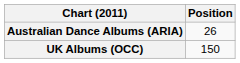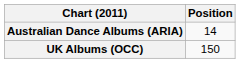(210, 31) 26 -> (210, 31) 14
